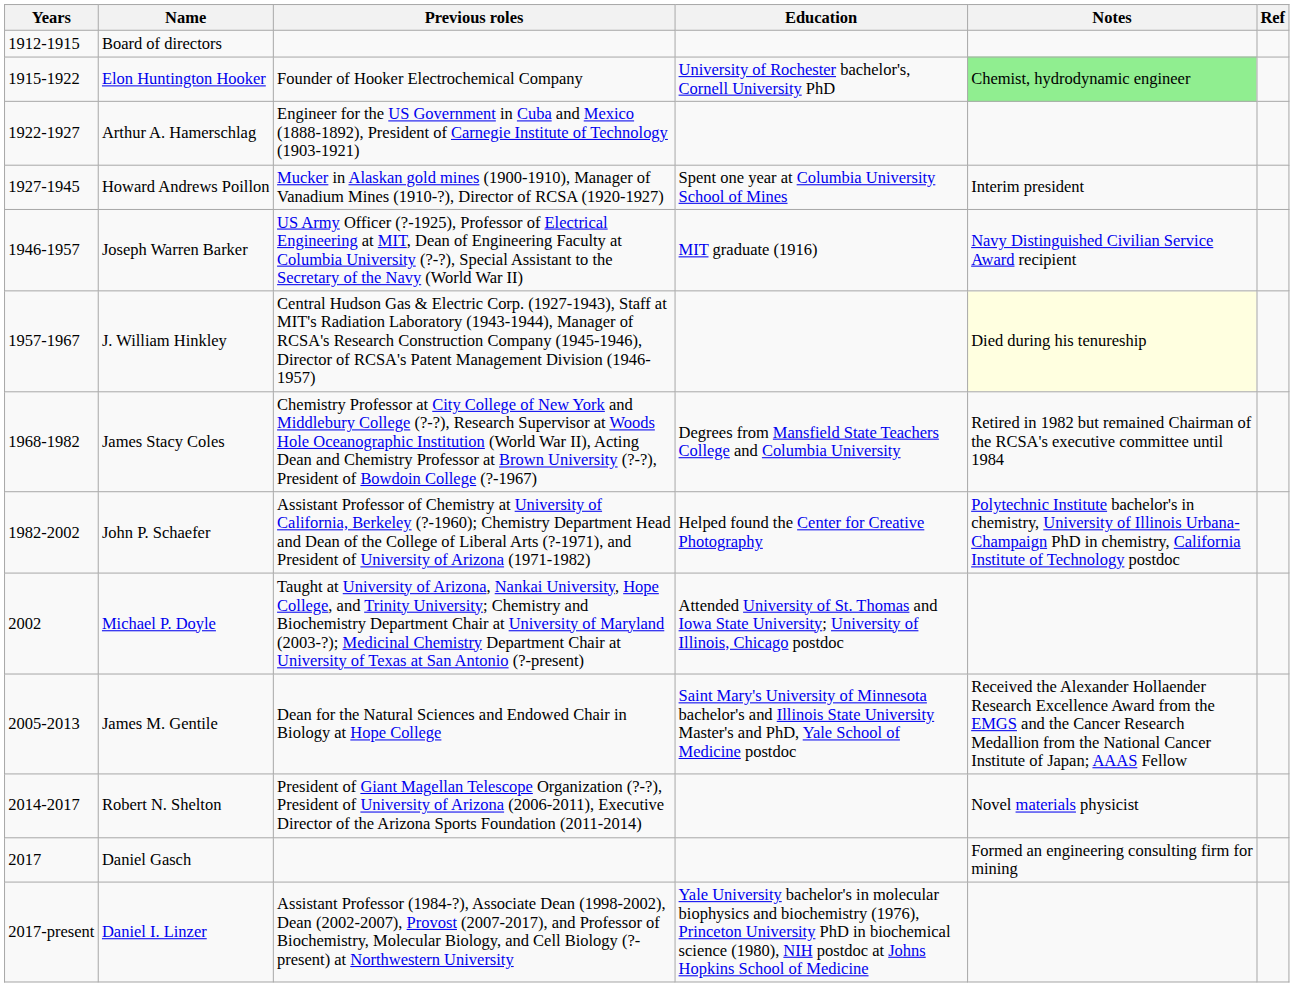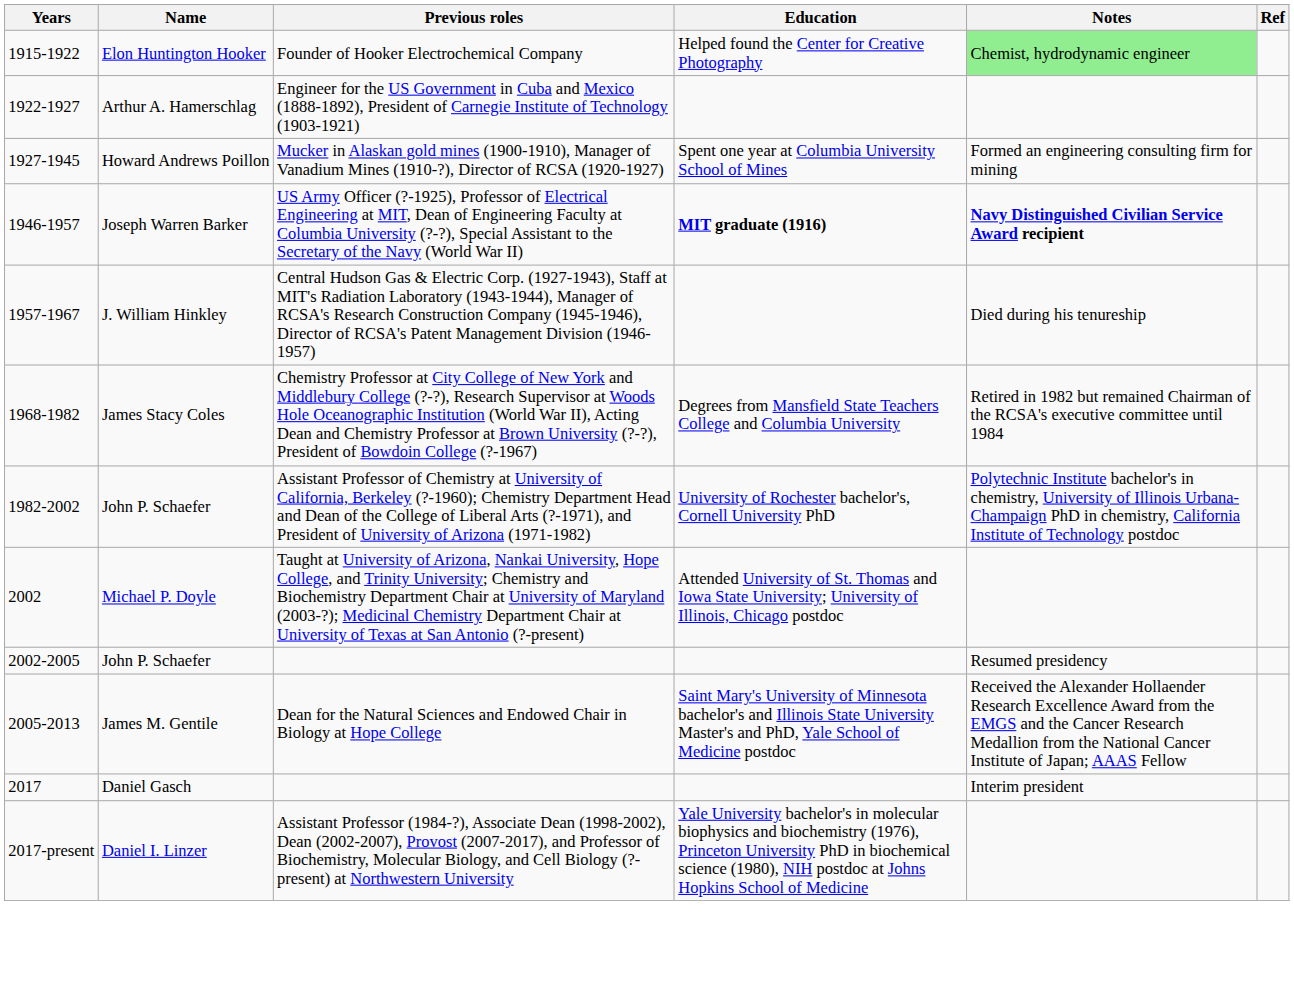- row: (44, 43)
(794, 79) University of Rochester bachelor's, Cornell University PhD -> (801, 52) Helped found the Center for Creative Photography
(1028, 187) Interim president -> (1111, 160) Formed an engineering consulting firm for mining
(748, 250) normal -> (752, 224) bold
(1092, 250) normal -> (1097, 224) bold
(1059, 341) lightyellow background -> (1058, 315) no background
(801, 532) Helped found the Center for Creative Photography -> (794, 506) University of Rochester bachelor's, Cornell University PhD
+ row: (44, 660)
- row: (44, 805)
(1112, 859) Formed an engineering consulting firm for mining -> (1027, 787) Interim president
